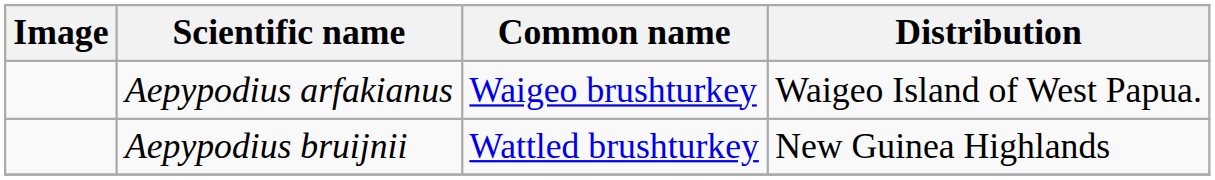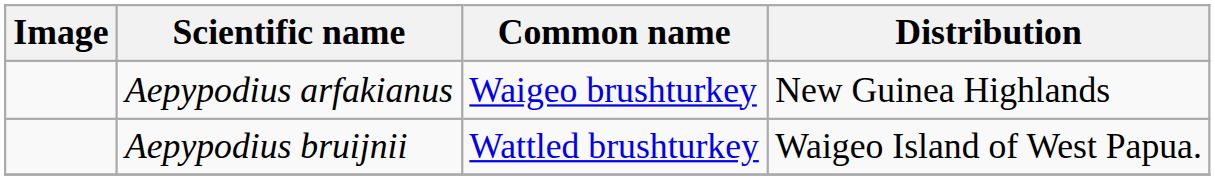(989, 89) Waigeo Island of West Papua. -> (943, 89) New Guinea Highlands
(943, 145) New Guinea Highlands -> (989, 145) Waigeo Island of West Papua.
